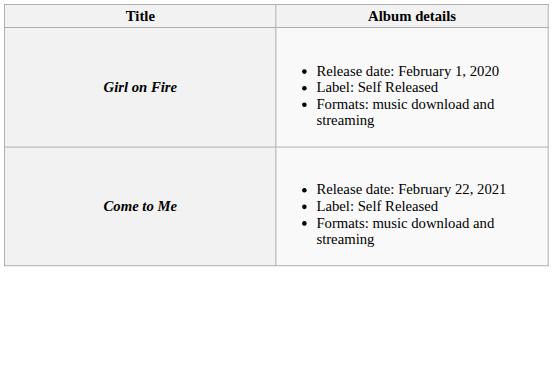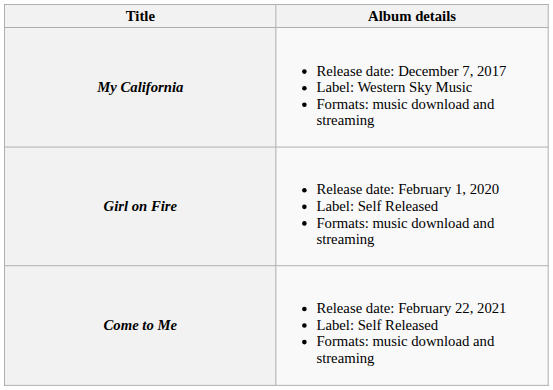+ row: (140, 87)
